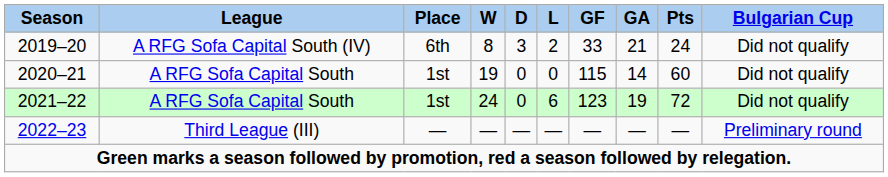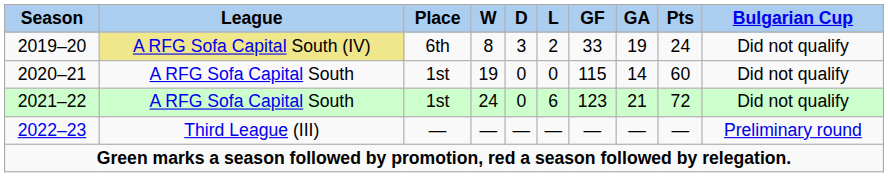(252, 46) no background -> (252, 46) khaki background
(637, 46) 21 -> (637, 46) 19
(637, 102) 19 -> (637, 102) 21
